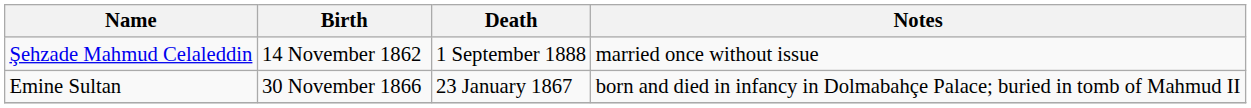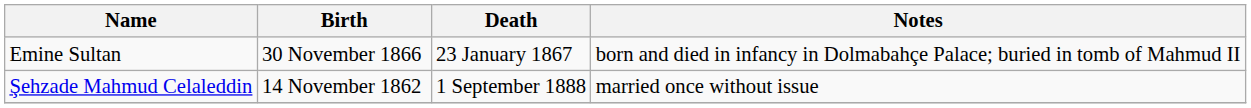rows swapped: (131, 53) <-> (65, 86)
